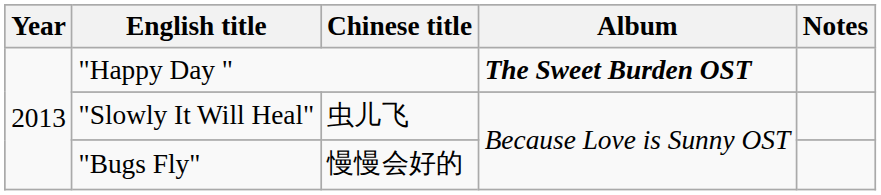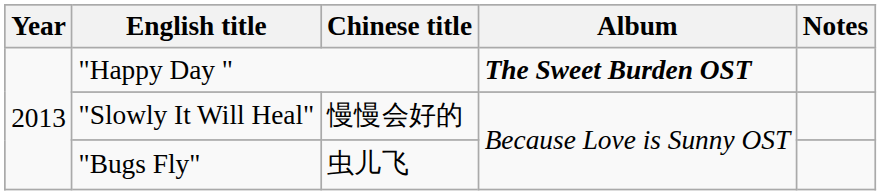(368, 114) 虫儿飞 -> (395, 114) 慢慢会好的
(395, 163) 慢慢会好的 -> (368, 163) 虫儿飞
